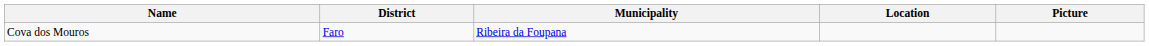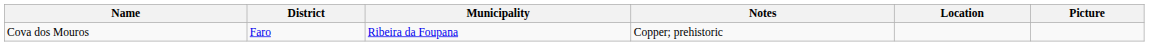+ column: (763, 13)
